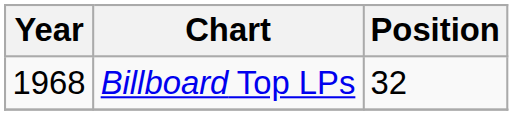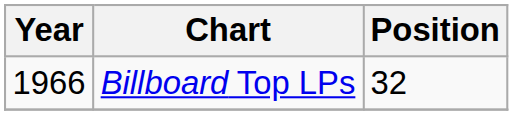(49, 82) 1968 -> (49, 82) 1966
